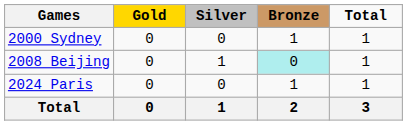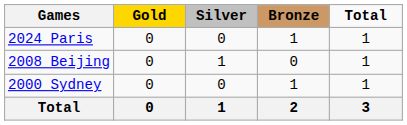rows swapped: (55, 39) <-> (50, 85)
(294, 62) paleturquoise background -> (294, 62) no background
